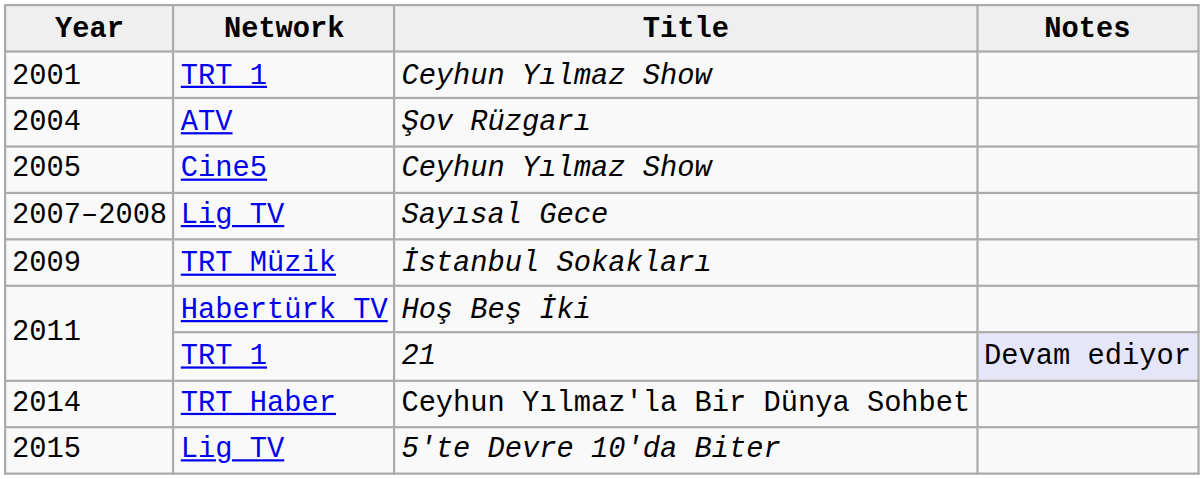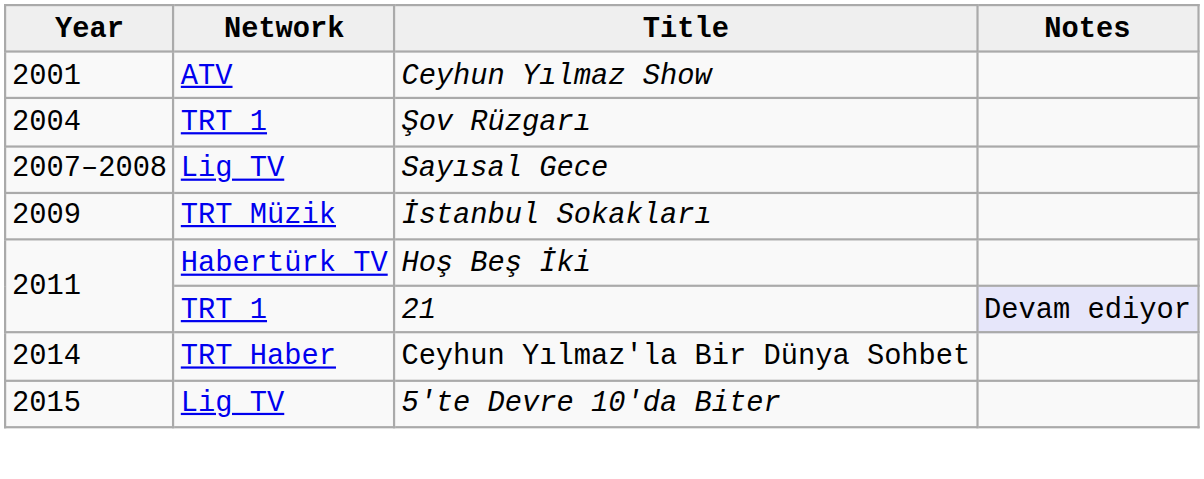(224, 75) TRT 1 -> (207, 75) ATV
(207, 122) ATV -> (224, 122) TRT 1
- row: (46, 169)
